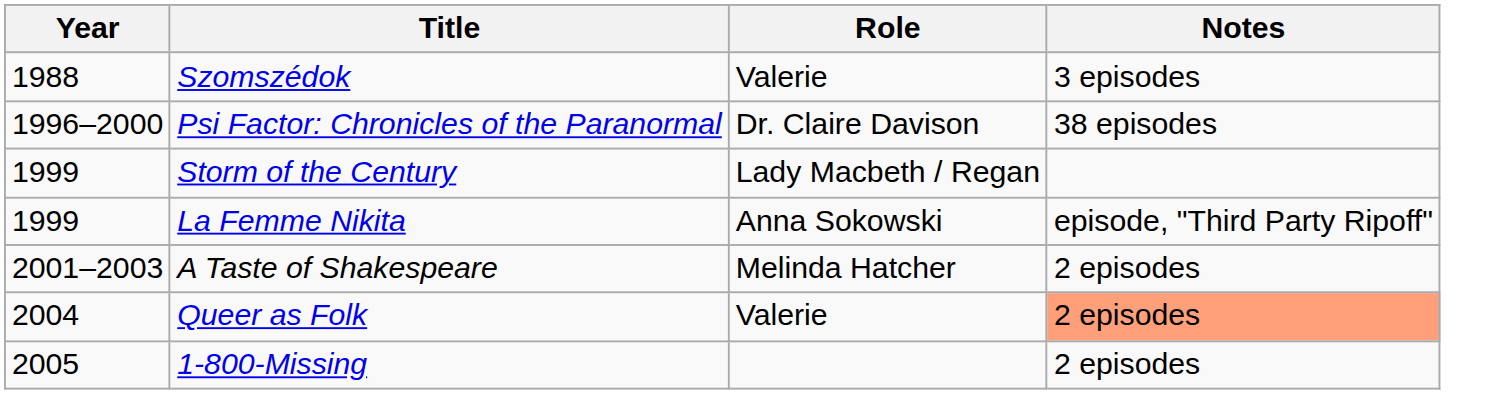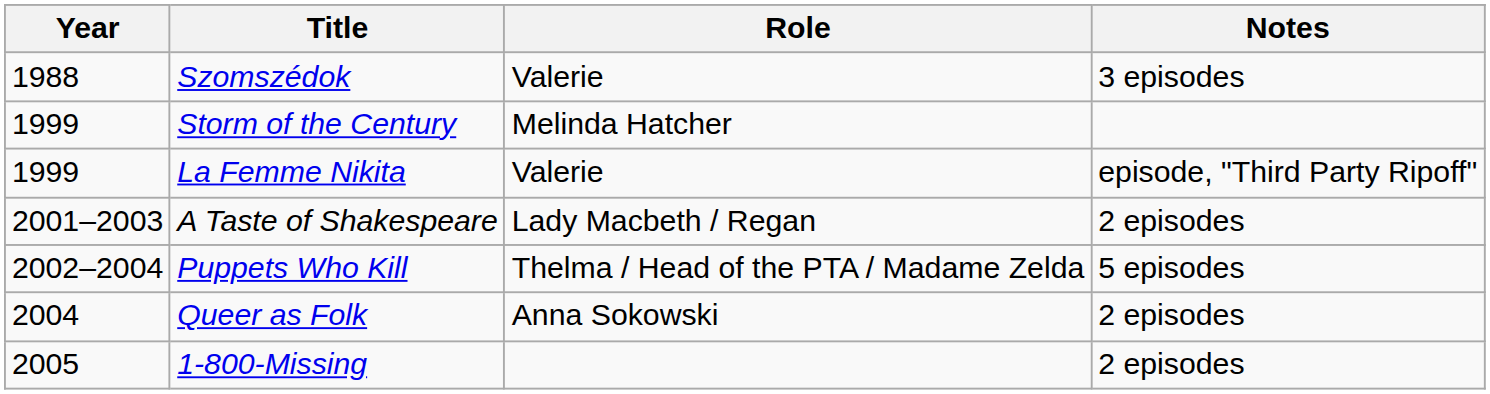- row: (450, 124)
(888, 172) Lady Macbeth / Regan -> (622, 124) Melinda Hatcher
(839, 220) Anna Sokowski -> (558, 172) Valerie
(846, 268) Melinda Hatcher -> (664, 220) Lady Macbeth / Regan
+ row: (292, 268)
(782, 316) Valerie -> (615, 316) Anna Sokowski
(1127, 316) lightsalmon background -> (1171, 316) no background
